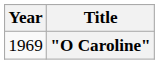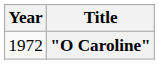(26, 45) 1969 -> (26, 45) 1972
